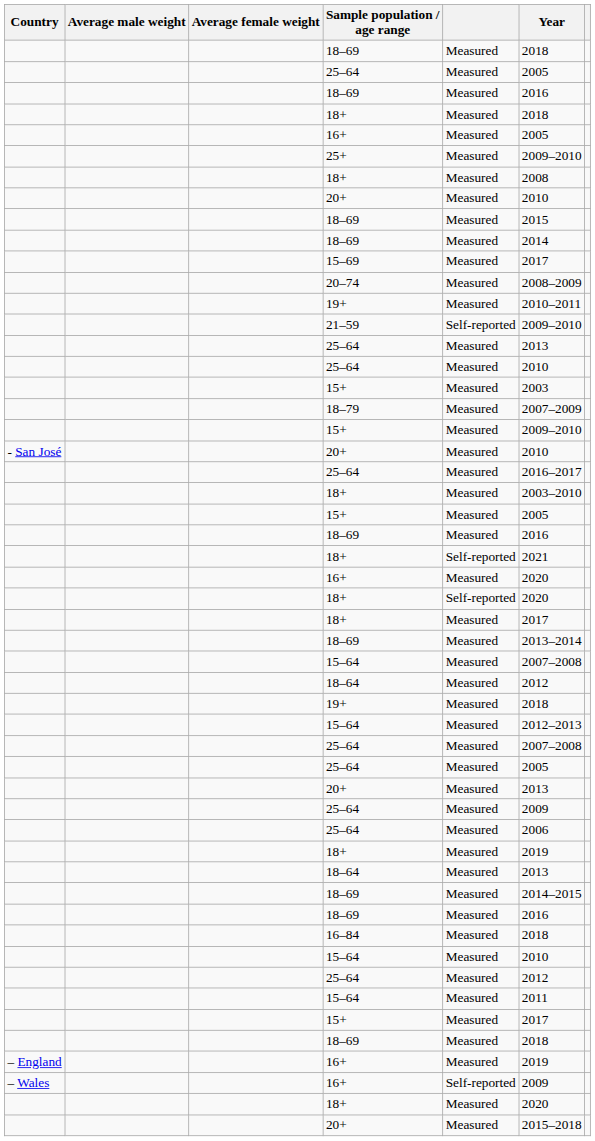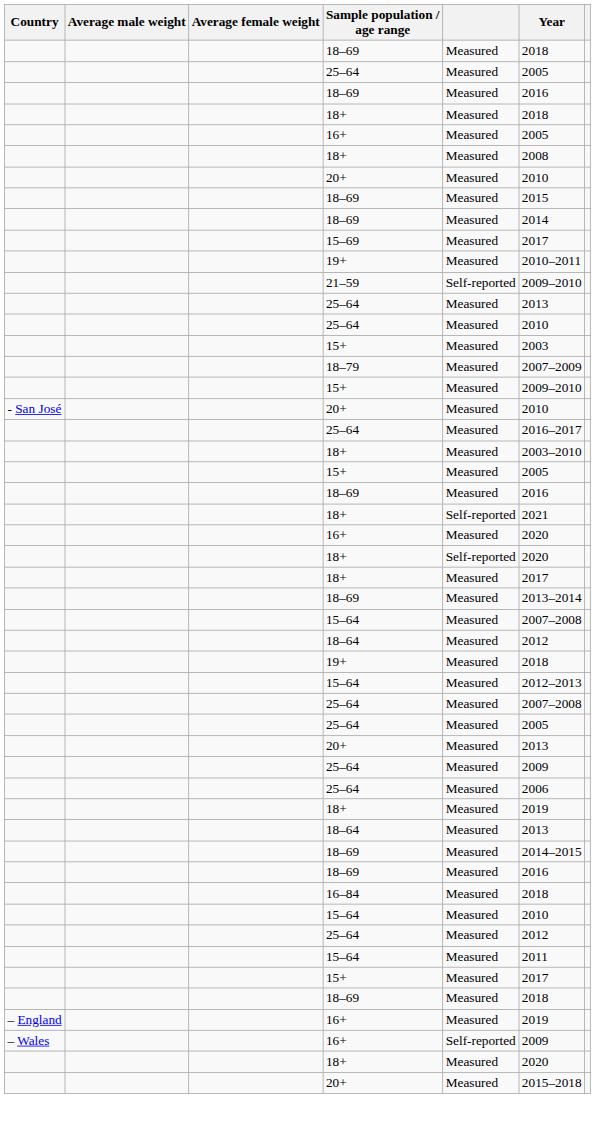- row: (35, 156)
- row: (35, 283)
